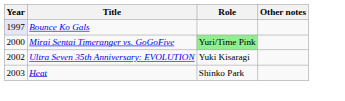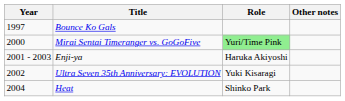(16, 27) lavender background -> (16, 27) no background
+ row: (69, 58)
(16, 73) 2003 -> (16, 88) 2004
